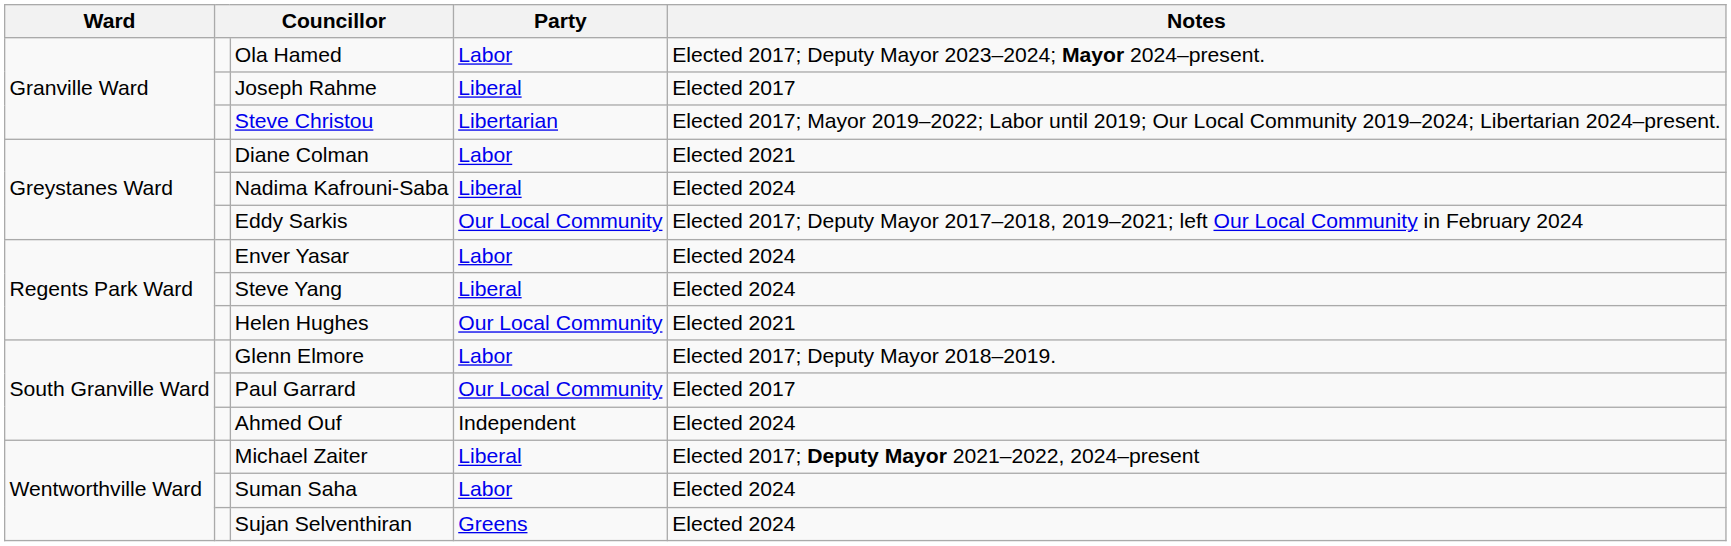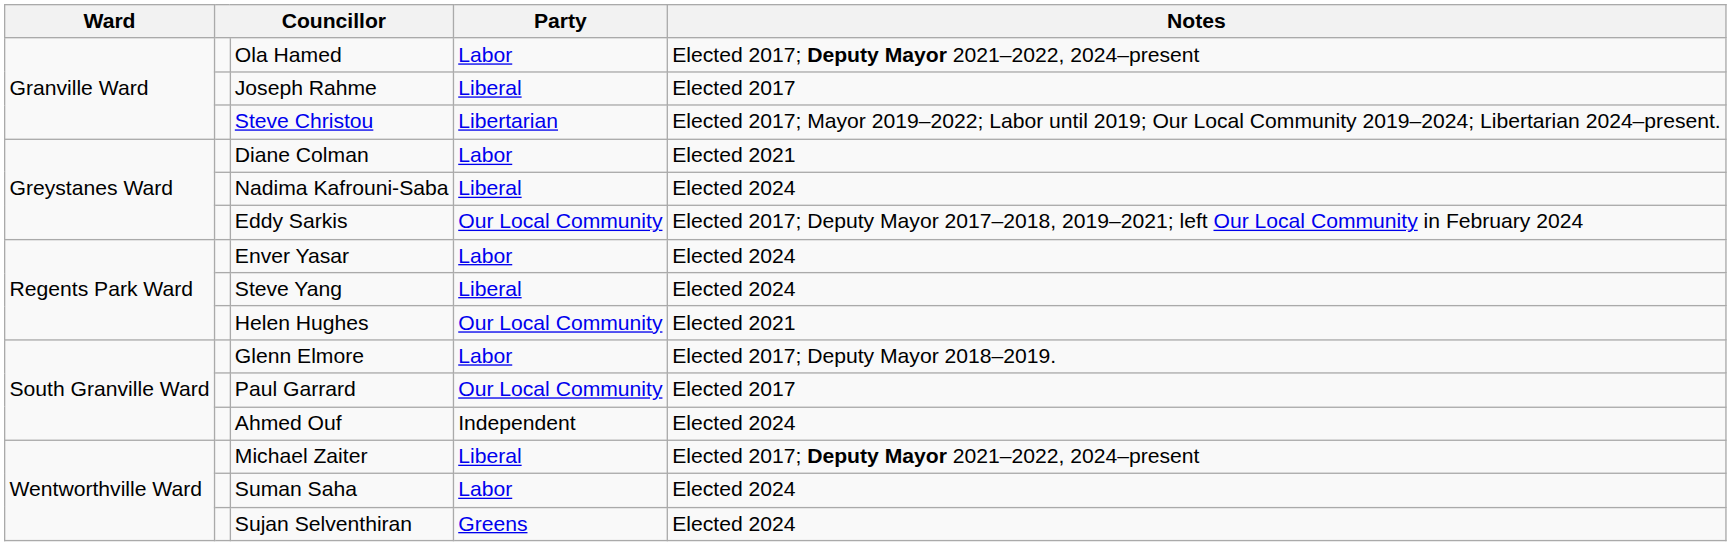(969, 54) Elected 2017; Deputy Mayor 2023–2024; Mayor 2024–present. -> (936, 54) Elected 2017; Deputy Mayor 2021–2022, 2024–present
